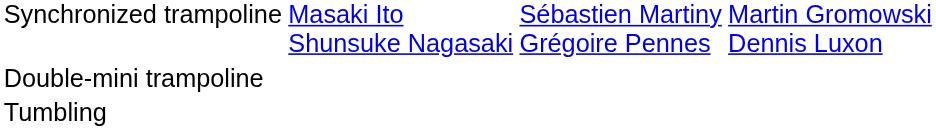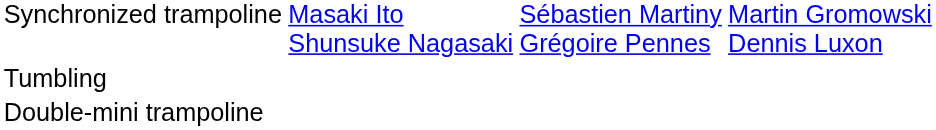rows swapped: (134, 78) <-> (55, 113)
